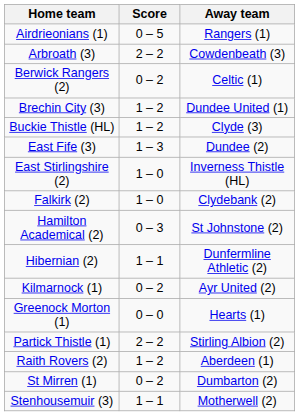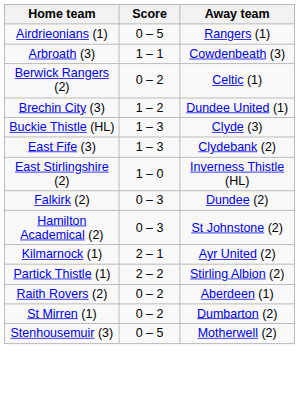(150, 53) 2 – 2 -> (150, 53) 1 – 1
(150, 127) 1 – 2 -> (150, 127) 1 – 3
(237, 147) Dundee (2) -> (237, 147) Clydebank (2)
(150, 200) 1 – 0 -> (150, 200) 0 – 3
(237, 200) Clydebank (2) -> (237, 200) Dundee (2)
- row: (62, 261)
(150, 288) 0 – 2 -> (150, 254) 2 – 1
- row: (62, 315)
(150, 361) 1 – 2 -> (150, 294) 0 – 2
(150, 401) 1 – 1 -> (150, 333) 0 – 5
